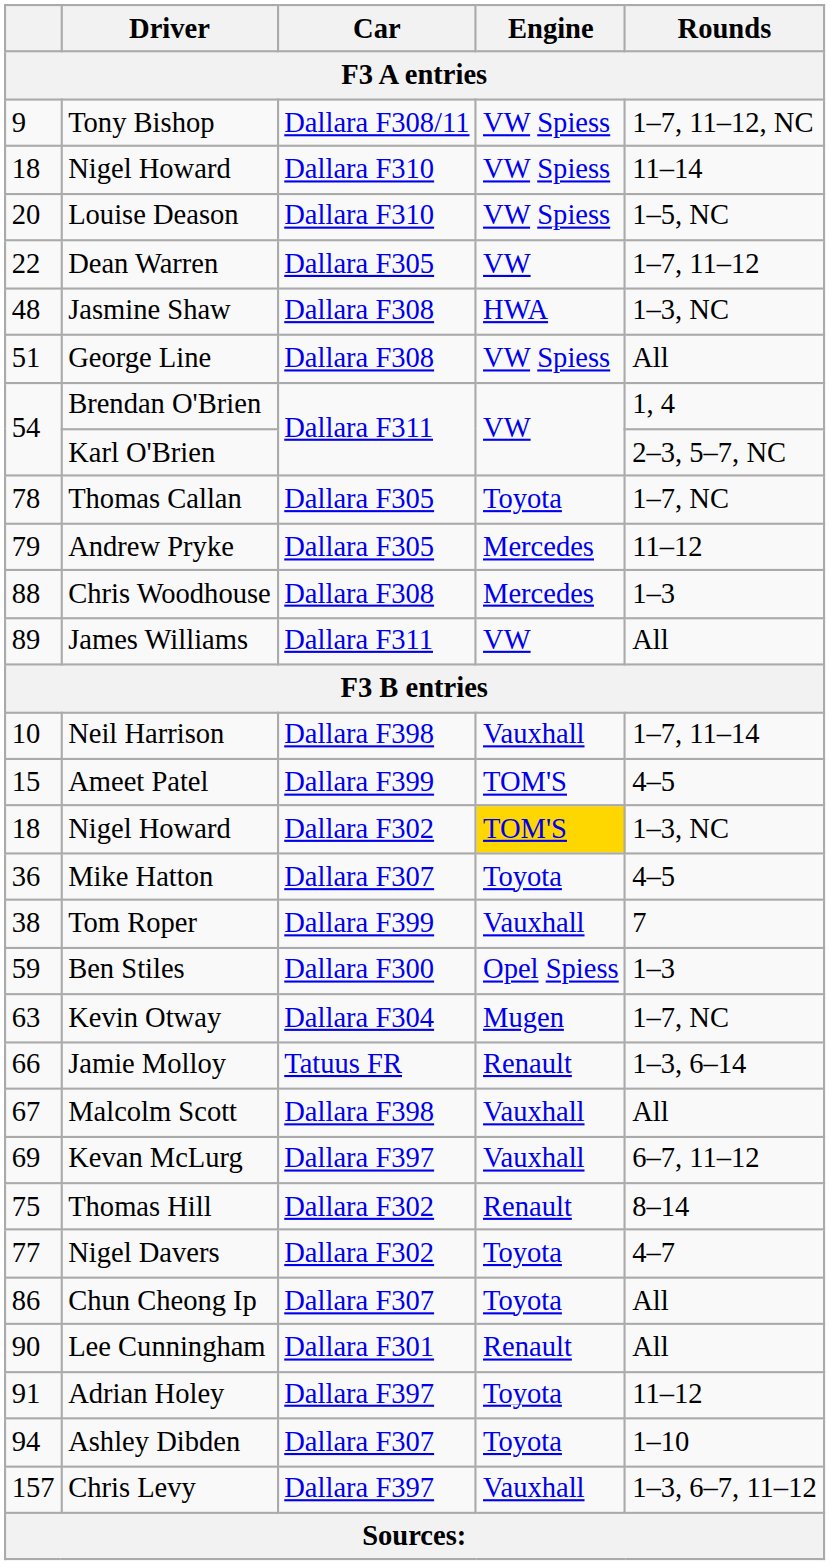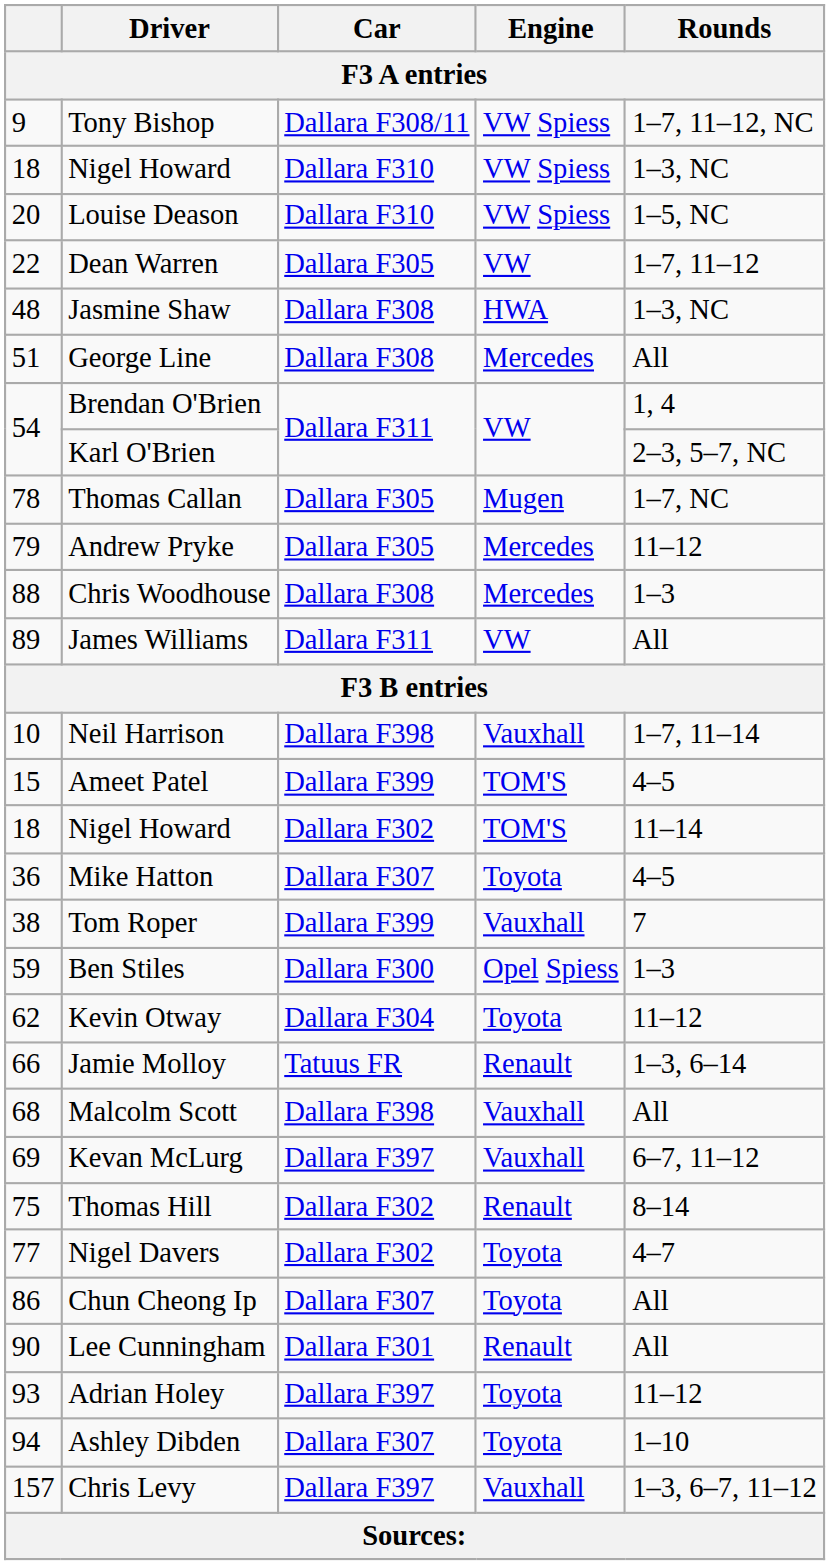(667, 169) 11–14 -> (681, 169) 1–3, NC
(547, 357) VW Spiess -> (539, 357) Mercedes
(522, 498) Toyota -> (523, 498) Mugen
(525, 828) gold background -> (525, 828) no background
(681, 828) 1–3, NC -> (667, 828) 11–14
(26, 1017) 63 -> (26, 1017) 62
(523, 1017) Mugen -> (522, 1017) Toyota
(681, 1017) 1–7, NC -> (667, 1017) 11–12
(26, 1111) 67 -> (26, 1111) 68
(26, 1394) 91 -> (26, 1394) 93
